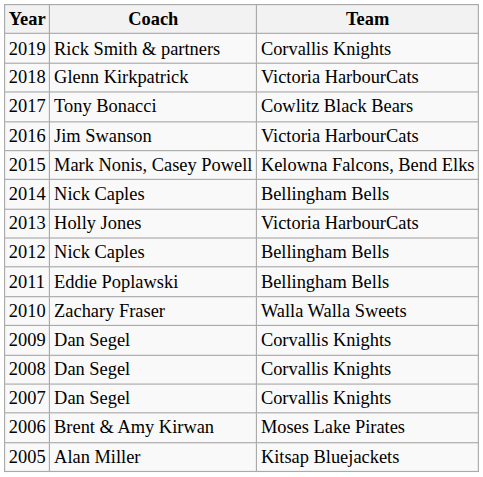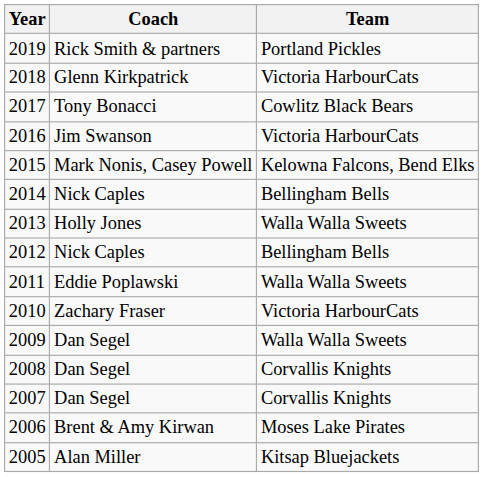(326, 48) Corvallis Knights -> (321, 48) Portland Pickles
(340, 223) Victoria HarbourCats -> (334, 223) Walla Walla Sweets
(325, 281) Bellingham Bells -> (334, 281) Walla Walla Sweets
(334, 310) Walla Walla Sweets -> (340, 310) Victoria HarbourCats
(326, 340) Corvallis Knights -> (334, 340) Walla Walla Sweets
